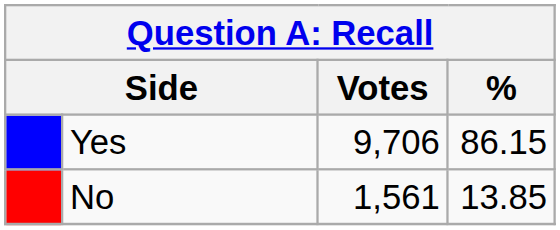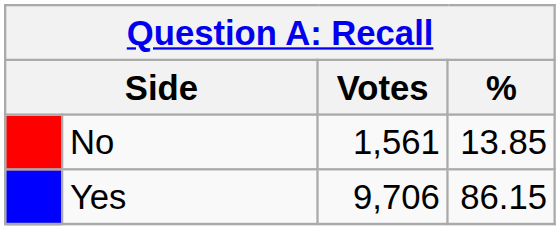rows swapped: (98, 142) <-> (92, 197)
